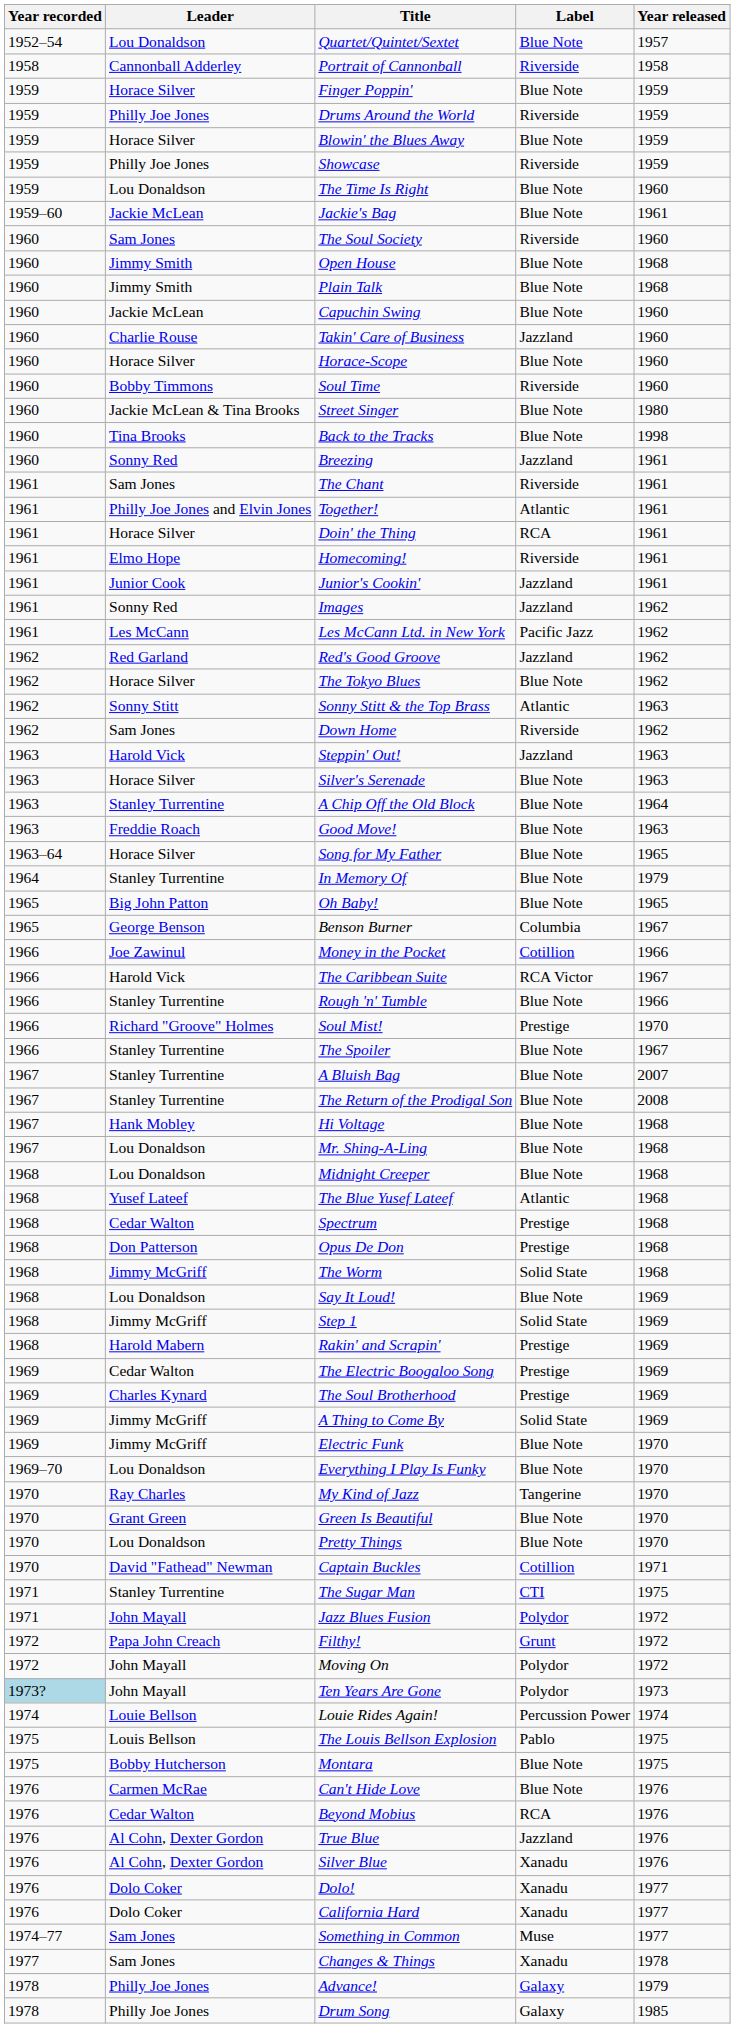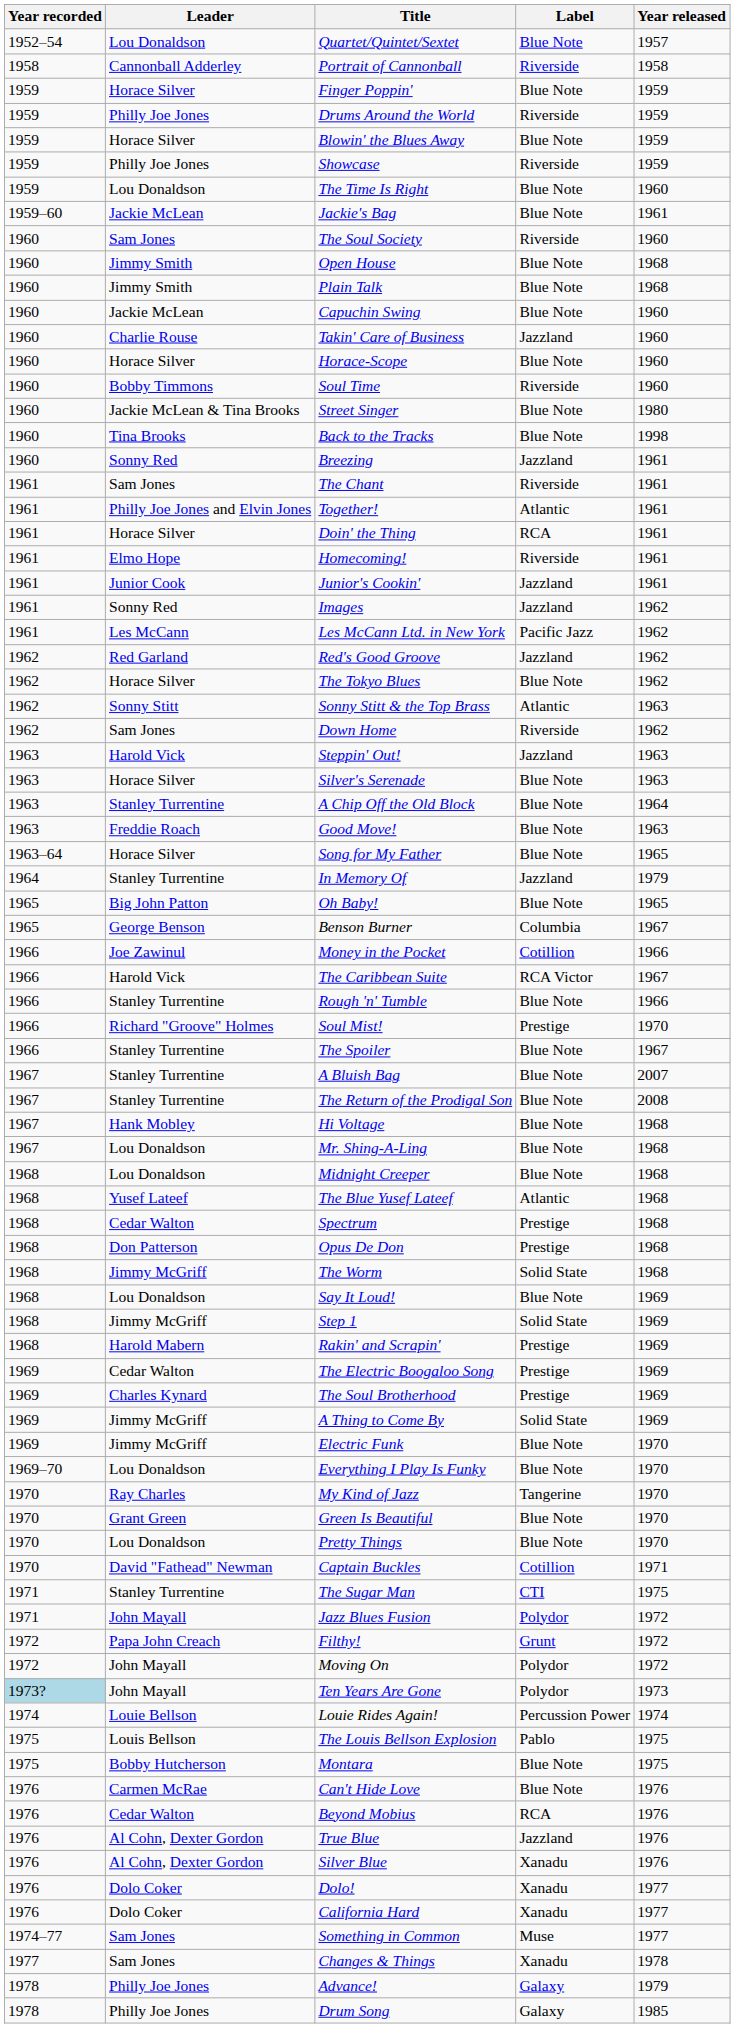(551, 878) Blue Note -> (546, 878) Jazzland
